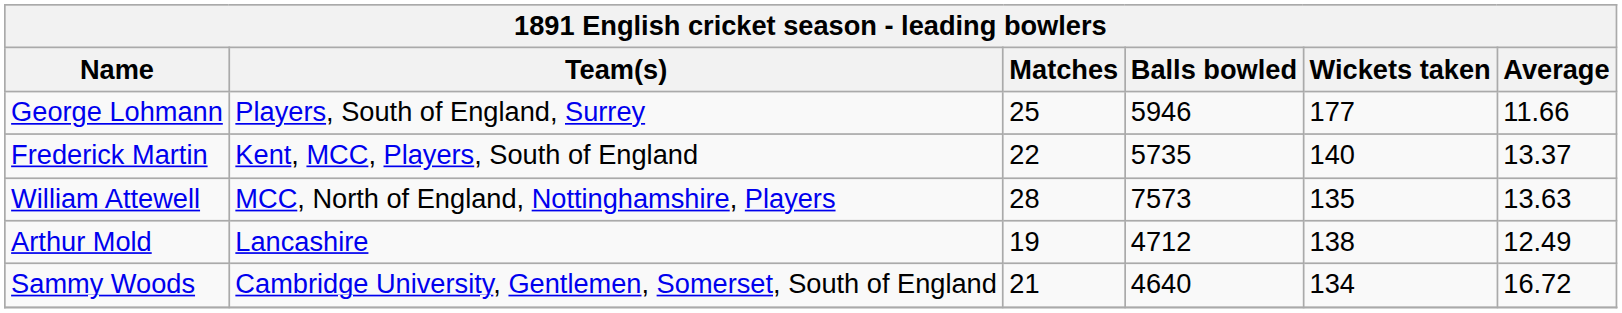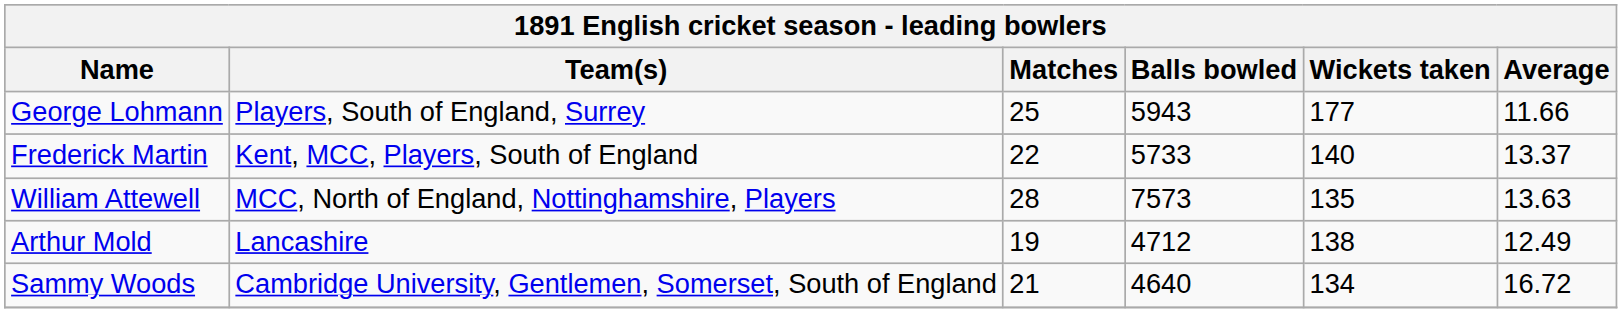(1161, 112) 5946 -> (1161, 112) 5943
(1161, 155) 5735 -> (1161, 155) 5733
